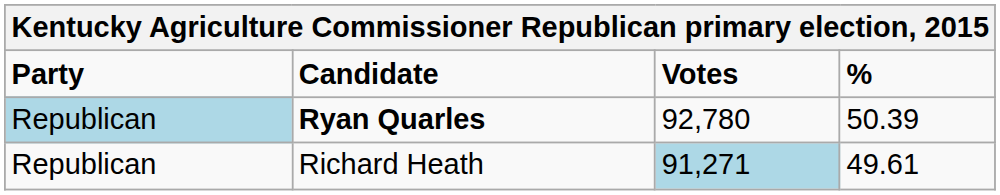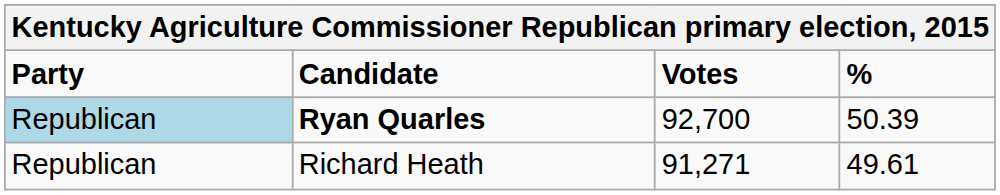(706, 119) 92,780 -> (706, 119) 92,700
(706, 165) lightblue background -> (706, 165) no background
